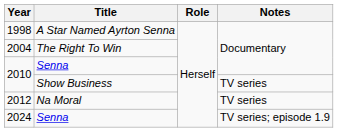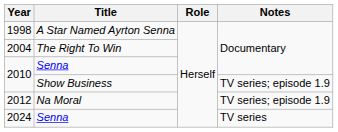(243, 83) TV series -> (275, 83) TV series; episode 1.9
(243, 100) TV series -> (275, 100) TV series; episode 1.9
(275, 118) TV series; episode 1.9 -> (243, 118) TV series
